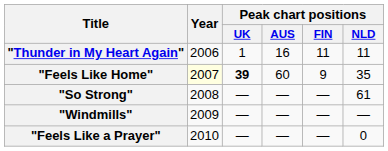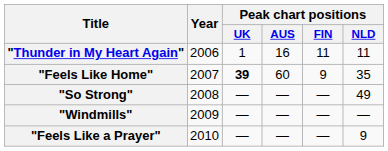(205, 74) lightyellow background -> (205, 74) no background
(363, 94) 61 -> (363, 94) 49
(363, 135) 0 -> (363, 135) 9
